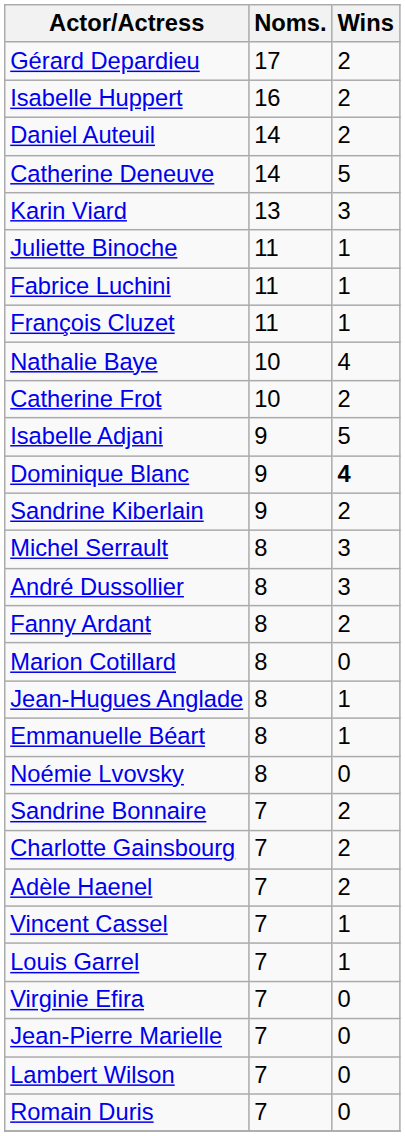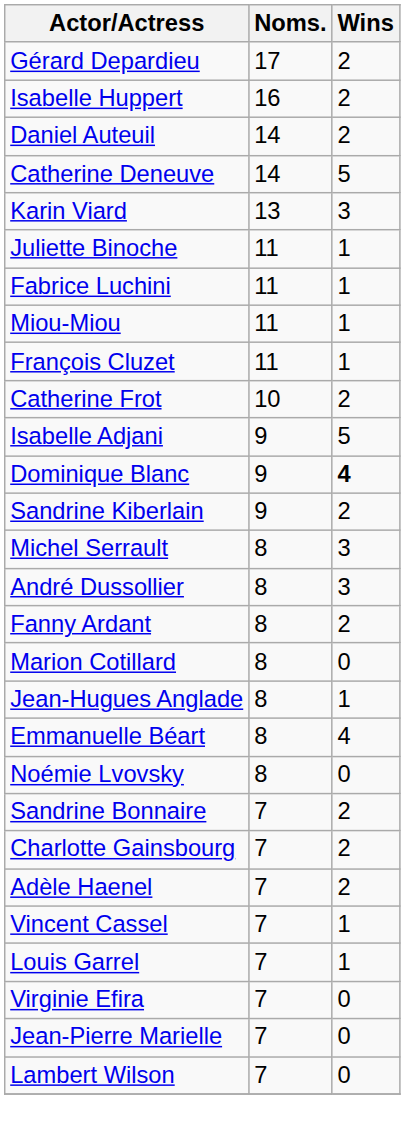+ row: (65, 323)
- row: (84, 361)
(344, 736) 1 -> (344, 736) 4
- row: (82, 1112)
